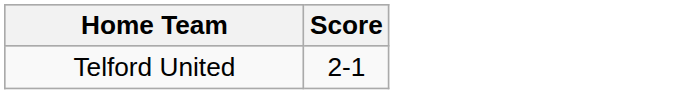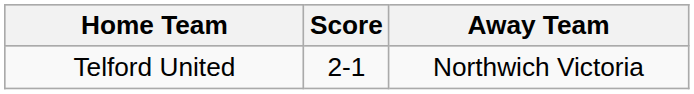+ column: (538, 25)
